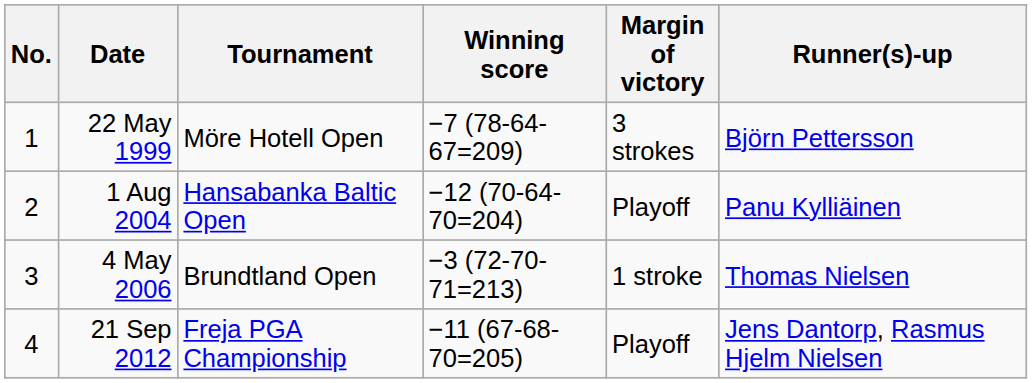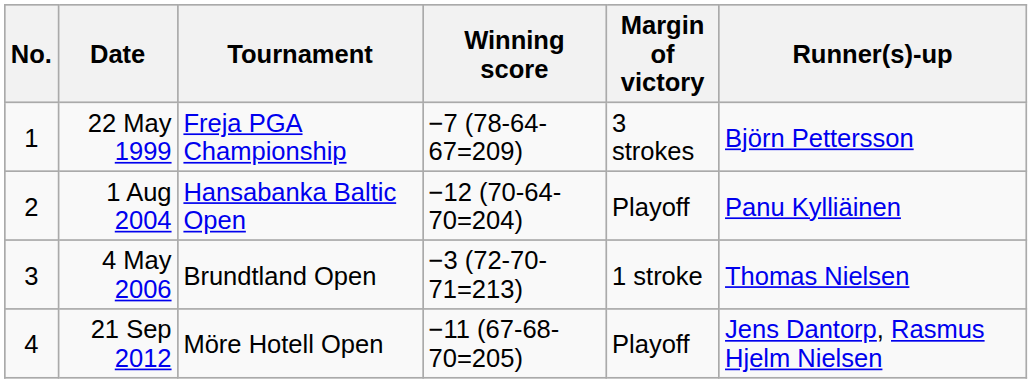(283, 137) Möre Hotell Open -> (265, 137) Freja PGA Championship
(265, 344) Freja PGA Championship -> (283, 344) Möre Hotell Open
